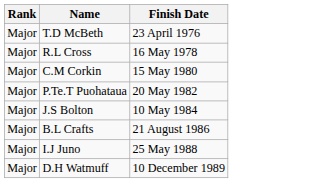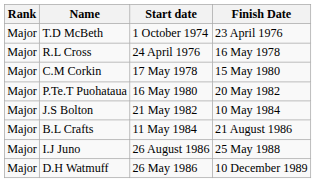+ column: (171, 14)
